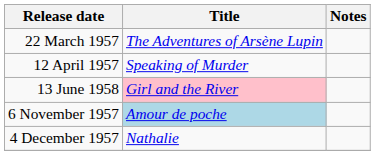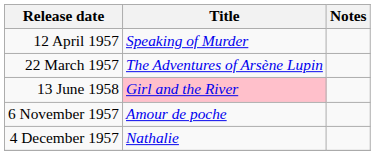rows swapped: (72, 41) <-> (76, 65)
(176, 114) lightblue background -> (176, 114) no background
